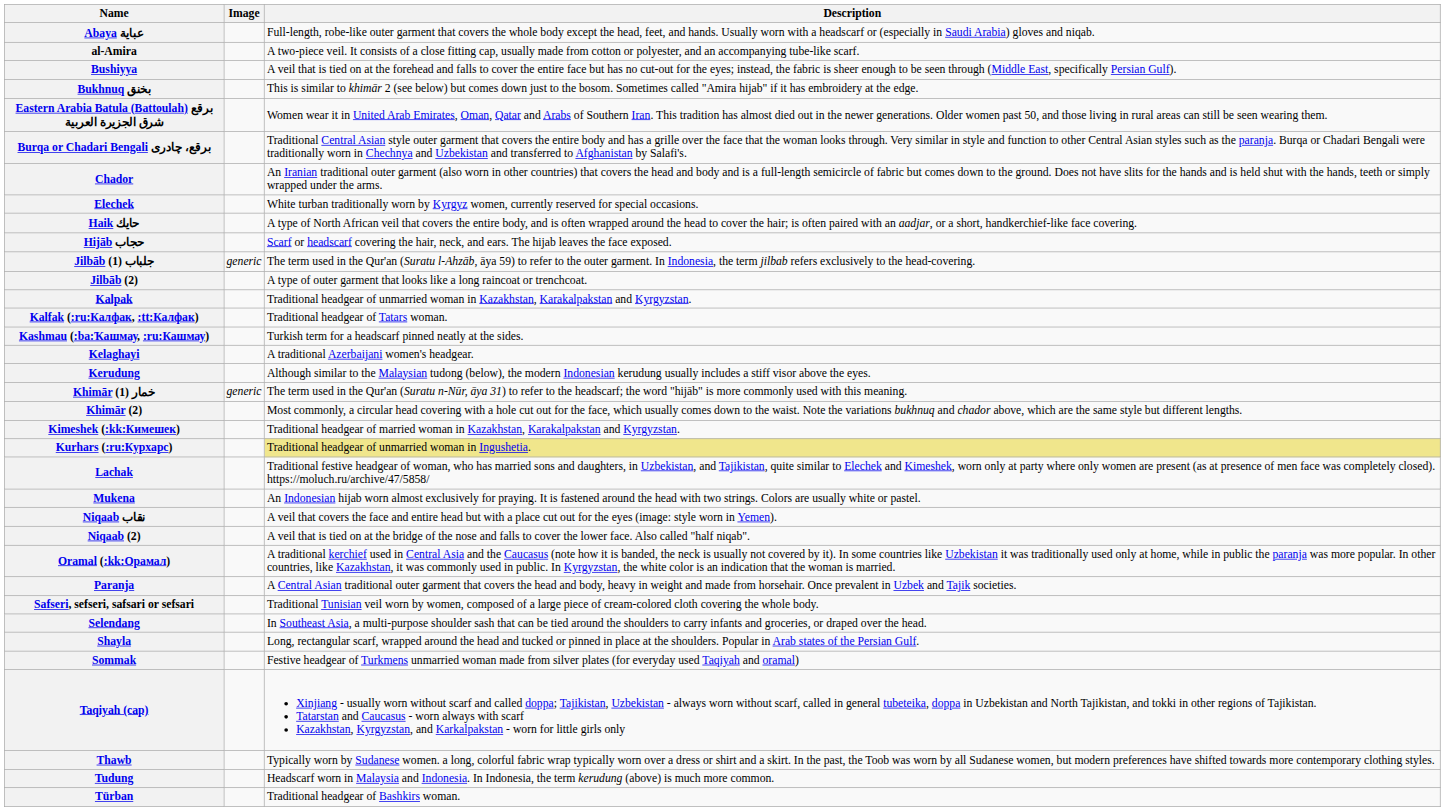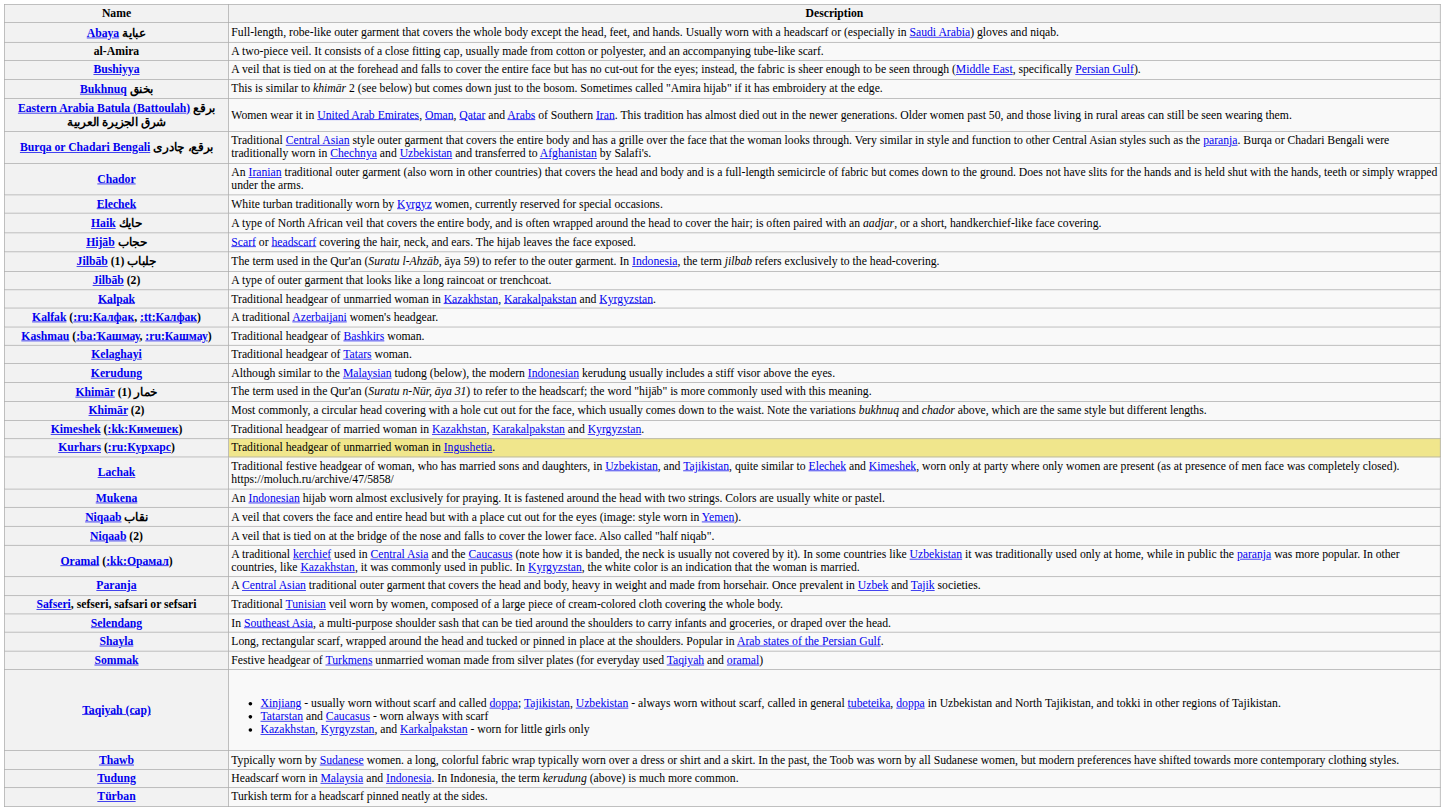- column: (244, 13)
(357, 317) Traditional headgear of Tatars woman. -> (335, 317) A traditional Azerbaijani women's headgear.
(395, 336) Turkish term for a headscarf pinned neatly at the sides. -> (328, 336) Traditional headgear of Bashkirs woman.
(370, 354) A traditional Azerbaijani women's headgear. -> (322, 354) Traditional headgear of Tatars woman.
(364, 797) Traditional headgear of Bashkirs woman. -> (360, 797) Turkish term for a headscarf pinned neatly at the sides.
